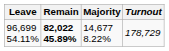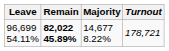(143, 33) 178,729 -> (143, 33) 178,721
